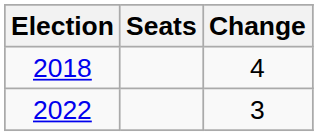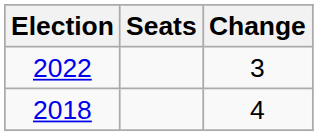rows swapped: (62, 68) <-> (62, 110)
